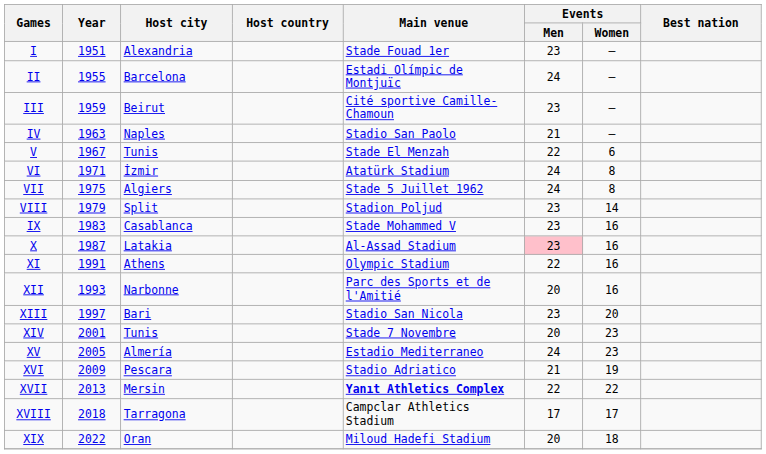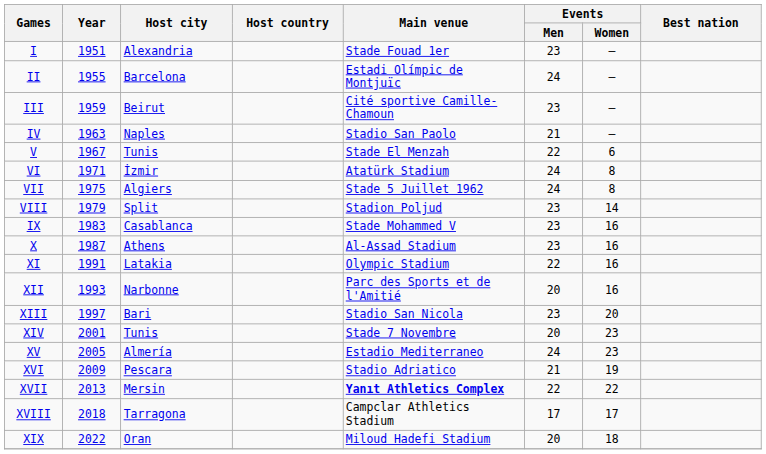(148, 245) Latakia -> (144, 245) Athens
(554, 245) pink background -> (554, 245) no background
(144, 264) Athens -> (148, 264) Latakia
